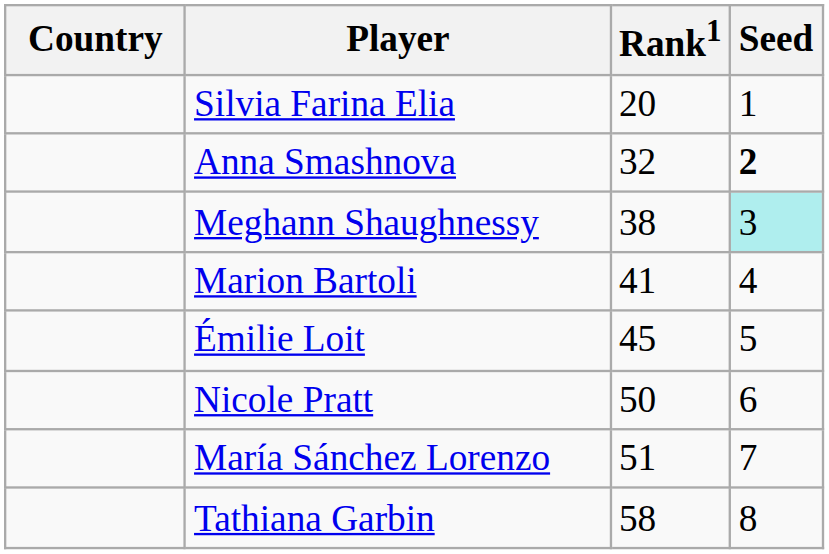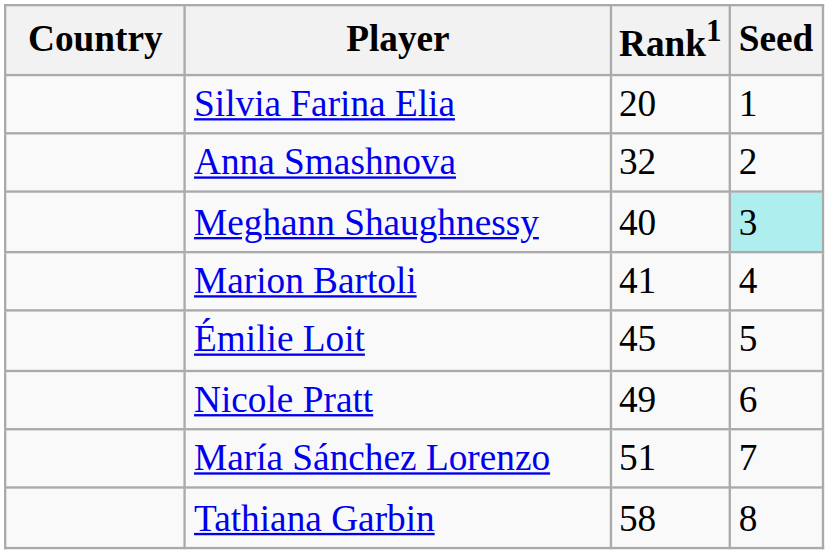(748, 162) bold -> (748, 162) normal
(638, 221) 38 -> (638, 221) 40
(638, 398) 50 -> (638, 398) 49
